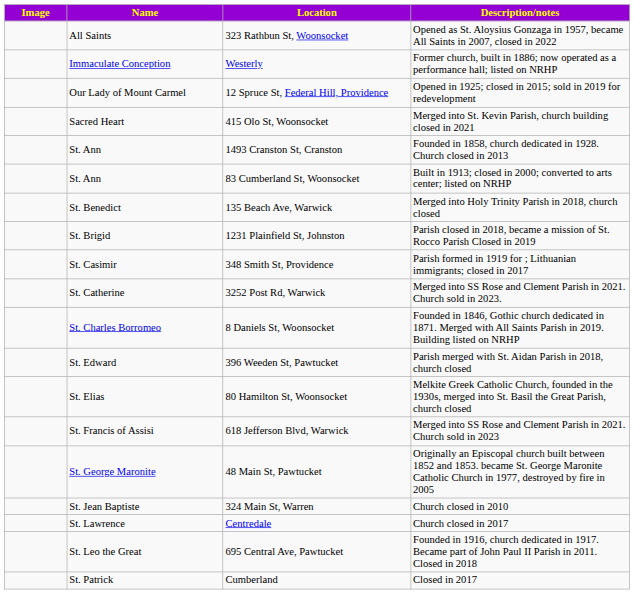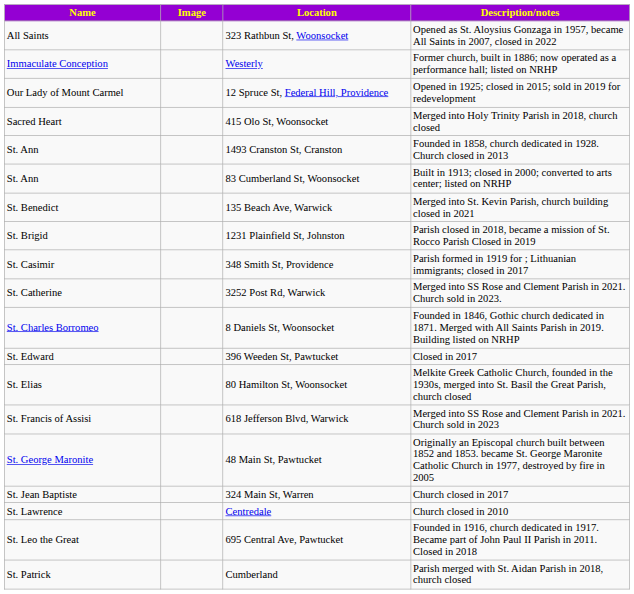columns swapped: (145, 12) <-> (36, 12)
(511, 121) Merged into St. Kevin Parish, church building closed in 2021 -> (515, 121) Merged into Holy Trinity Parish in 2018, church closed
(515, 207) Merged into Holy Trinity Parish in 2018, church closed -> (511, 207) Merged into St. Kevin Parish, church building closed in 2021
(508, 362) Parish merged with St. Aidan Parish in 2018, church closed -> (445, 356) Closed in 2017
(461, 506) Church closed in 2010 -> (461, 494) Church closed in 2017
(461, 523) Church closed in 2017 -> (461, 511) Church closed in 2010
(445, 580) Closed in 2017 -> (508, 574) Parish merged with St. Aidan Parish in 2018, church closed
